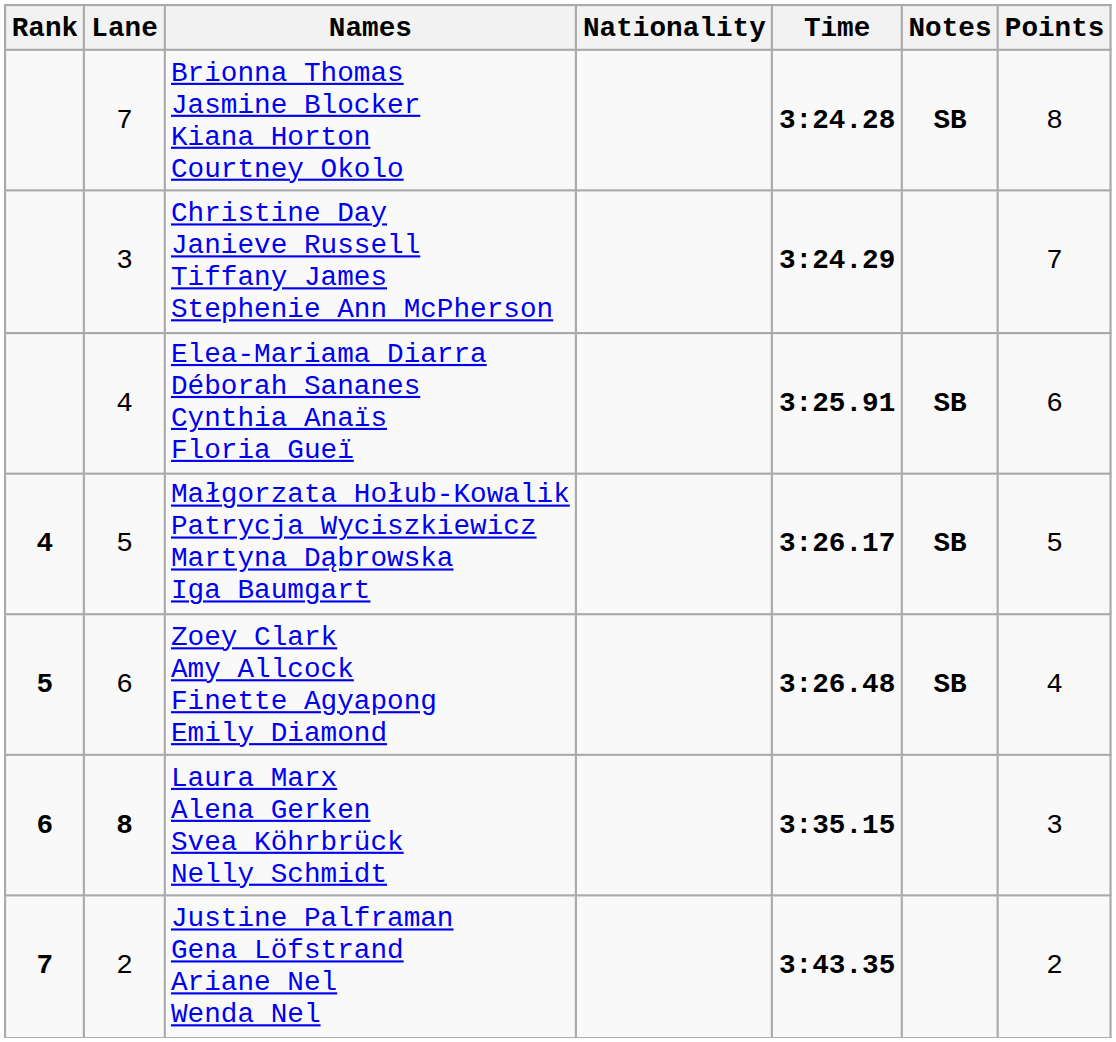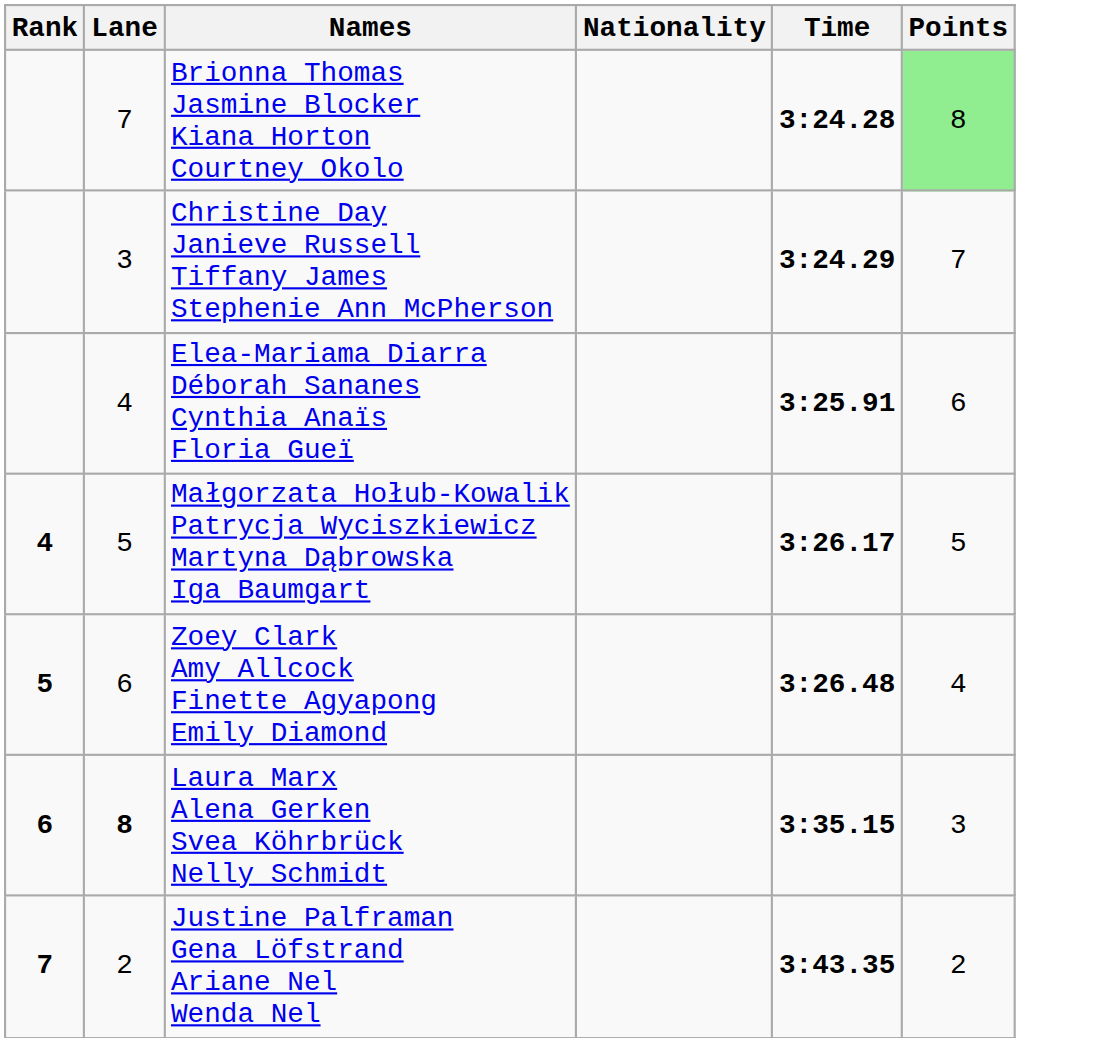- column: (950, 28)
(1055, 121) no background -> (958, 121) lightgreen background
